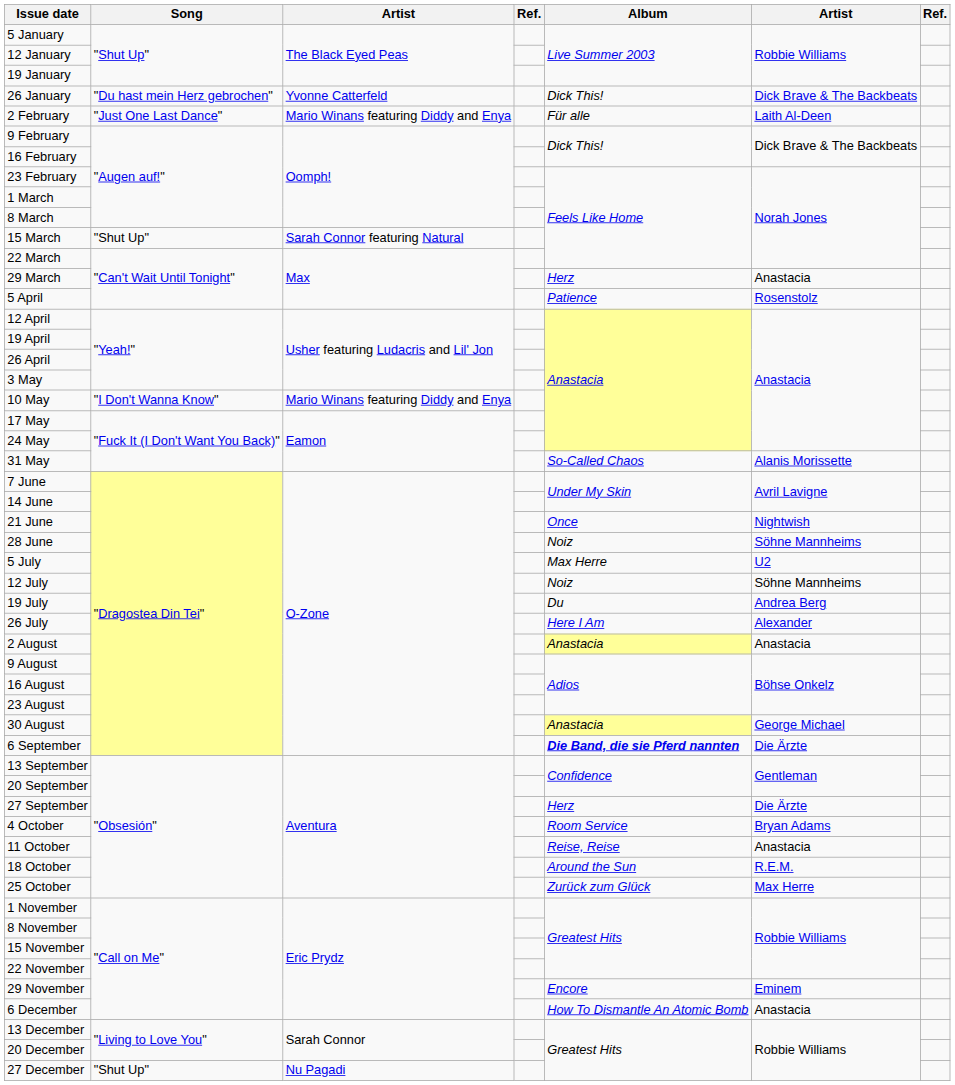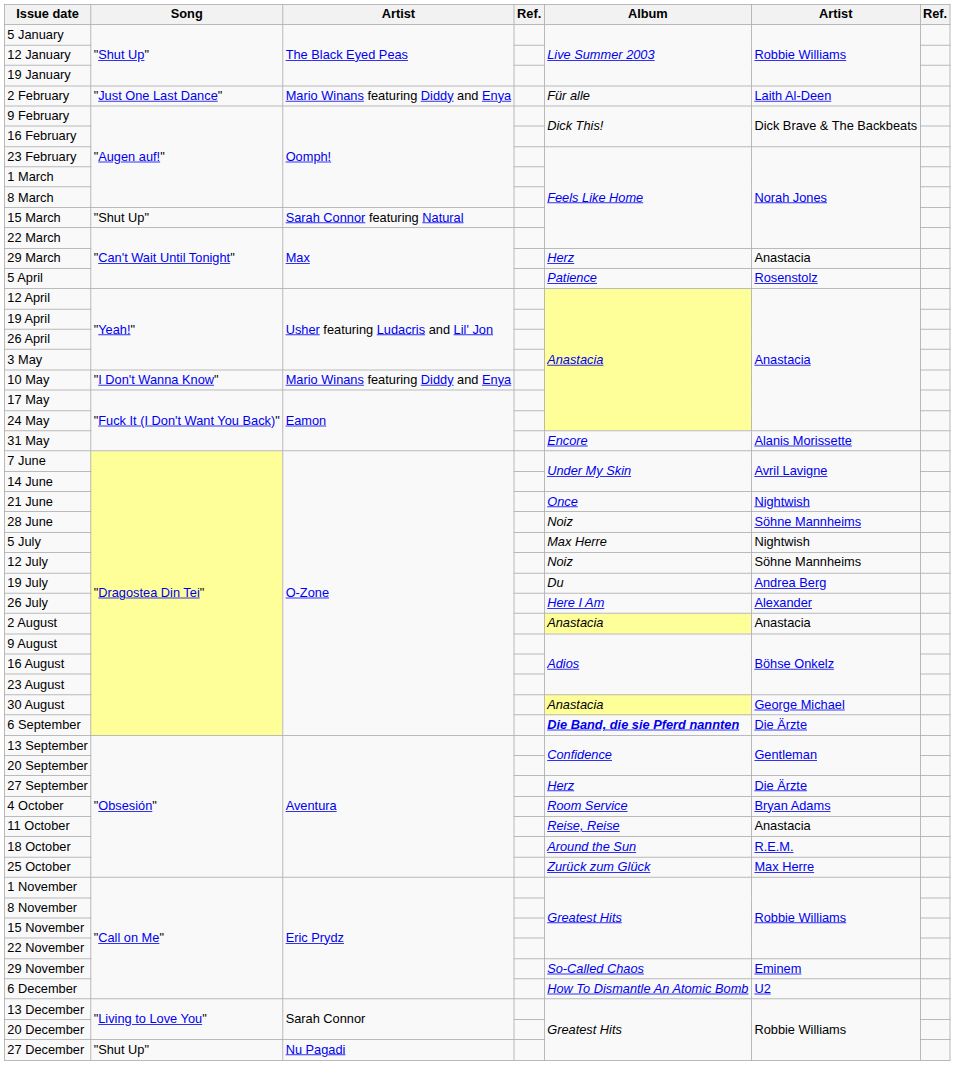- row: (39, 95)
(596, 461) So-Called Chaos -> (567, 440) Encore
(763, 562) U2 -> (782, 542) Nightwish
(567, 989) Encore -> (596, 968) So-Called Chaos
(783, 1009) Anastacia -> (763, 989) U2
